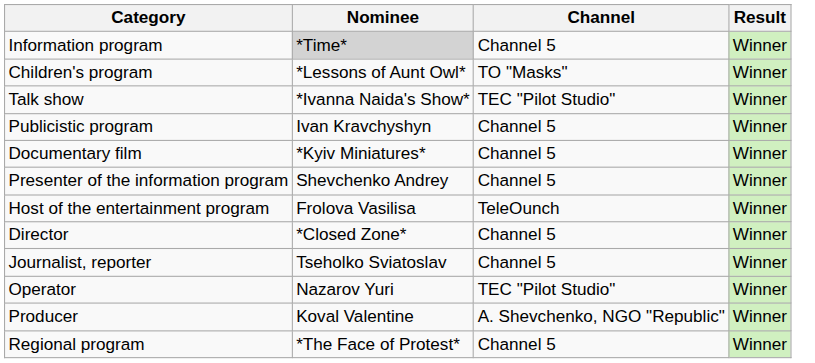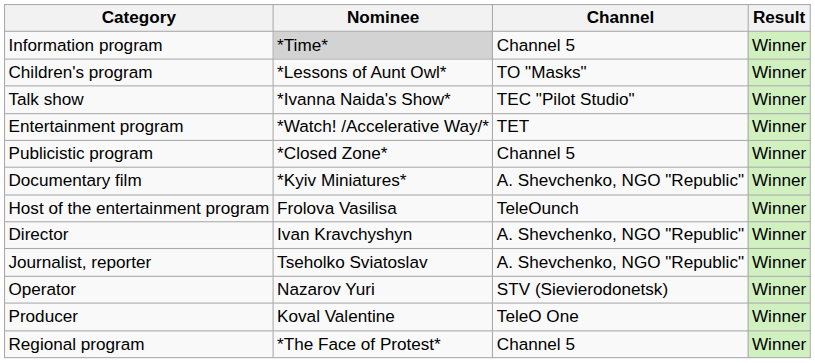+ row: (96, 126)
(364, 126) Ivan Kravchyshyn -> (332, 153) *Closed Zone*
(517, 153) Channel 5 -> (620, 180) A. Shevchenko, NGO "Republic"
- row: (148, 180)
(351, 235) *Closed Zone* -> (345, 235) Ivan Kravchyshyn
(517, 235) Channel 5 -> (620, 235) A. Shevchenko, NGO "Republic"
(517, 262) Channel 5 -> (620, 262) A. Shevchenko, NGO "Republic"
(547, 289) TEC "Pilot Studio" -> (582, 289) STV (Sievierodonetsk)
(601, 316) A. Shevchenko, NGO "Republic" -> (538, 316) TeleO One
